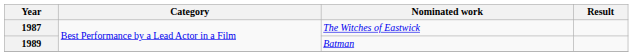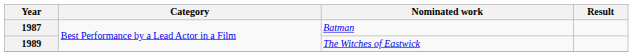(372, 28) The Witches of Eastwick -> (339, 28) Batman
(339, 43) Batman -> (372, 43) The Witches of Eastwick
